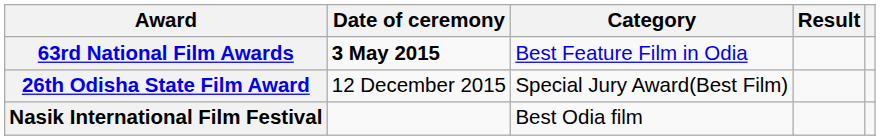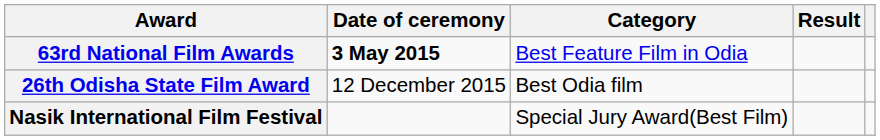(652, 85) Special Jury Award(Best Film) -> (579, 85) Best Odia film
(579, 118) Best Odia film -> (652, 118) Special Jury Award(Best Film)
